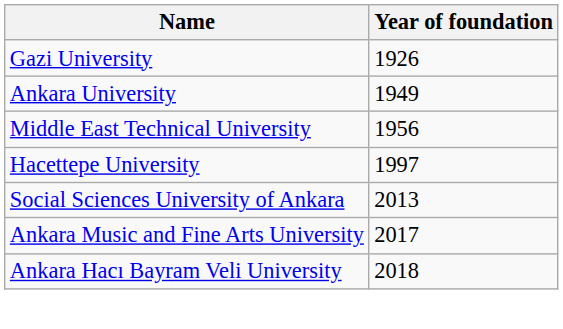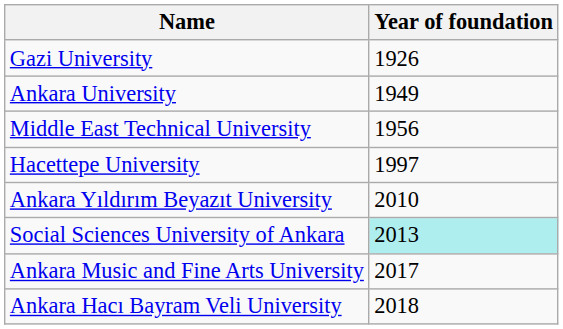+ row: (171, 199)
(397, 199) no background -> (397, 235) paleturquoise background
